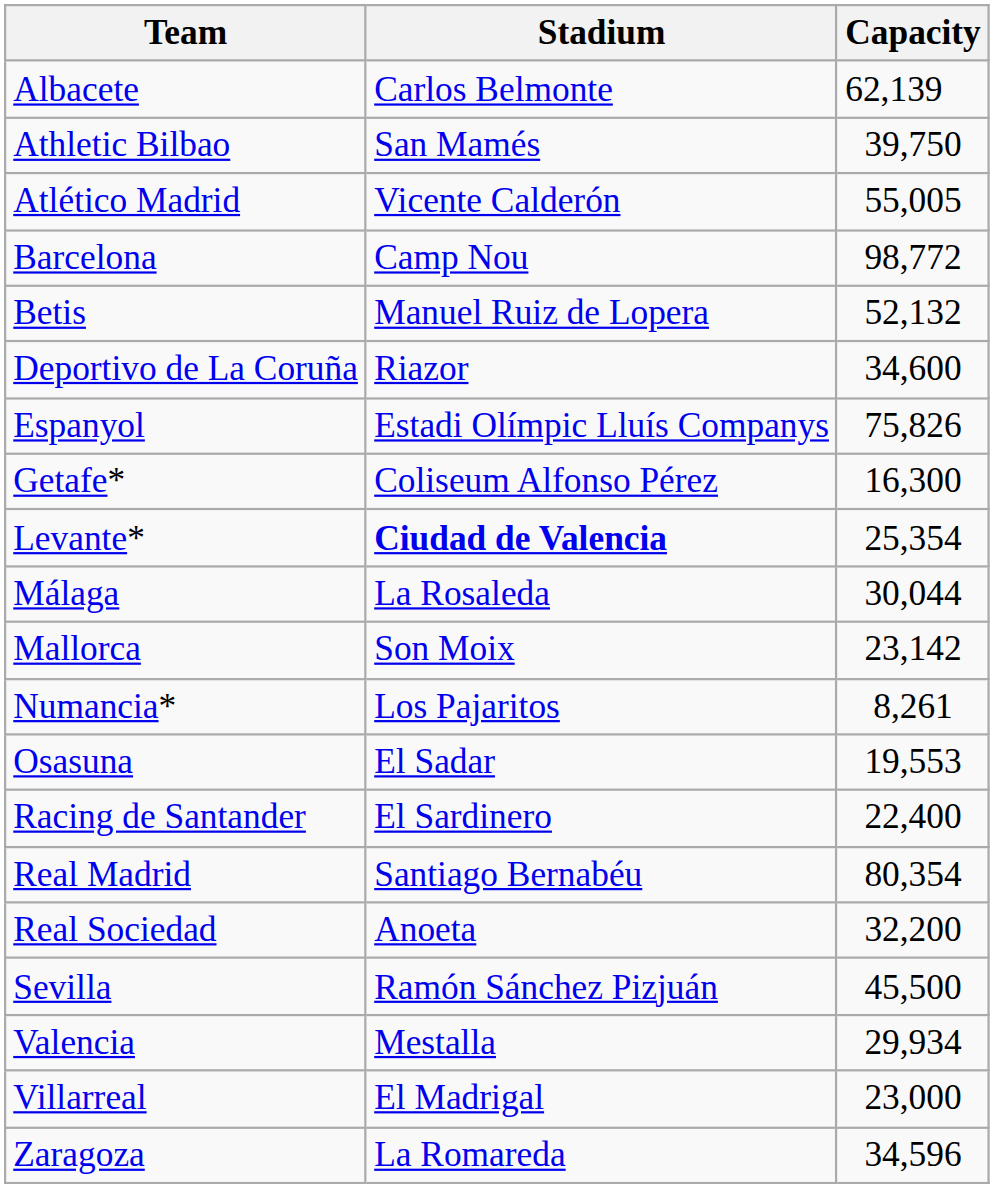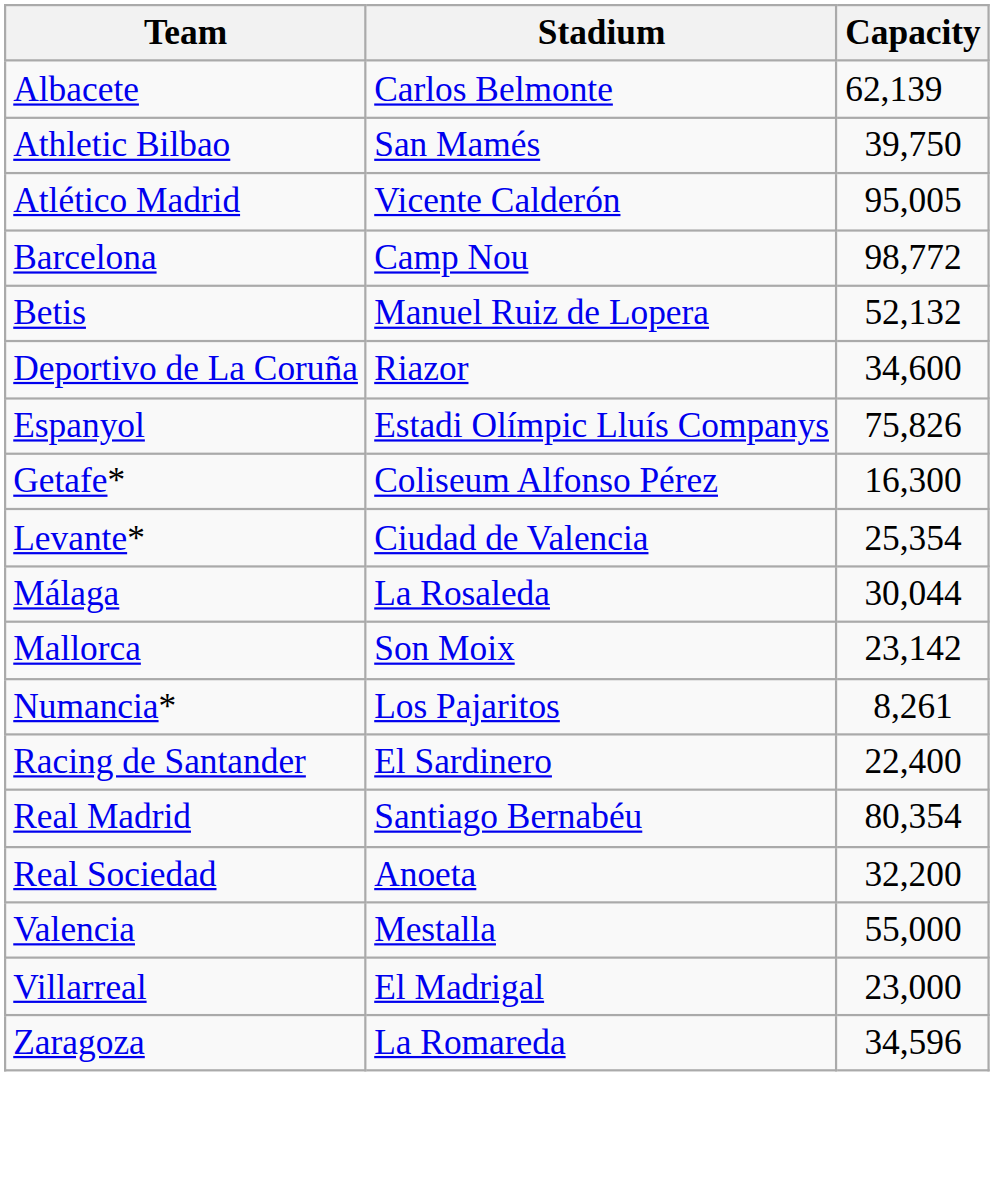(913, 200) 55,005 -> (913, 200) 95,005
(521, 537) bold -> (511, 537) normal
- row: (73, 761)
- row: (62, 985)
(913, 1041) 29,934 -> (913, 929) 55,000
